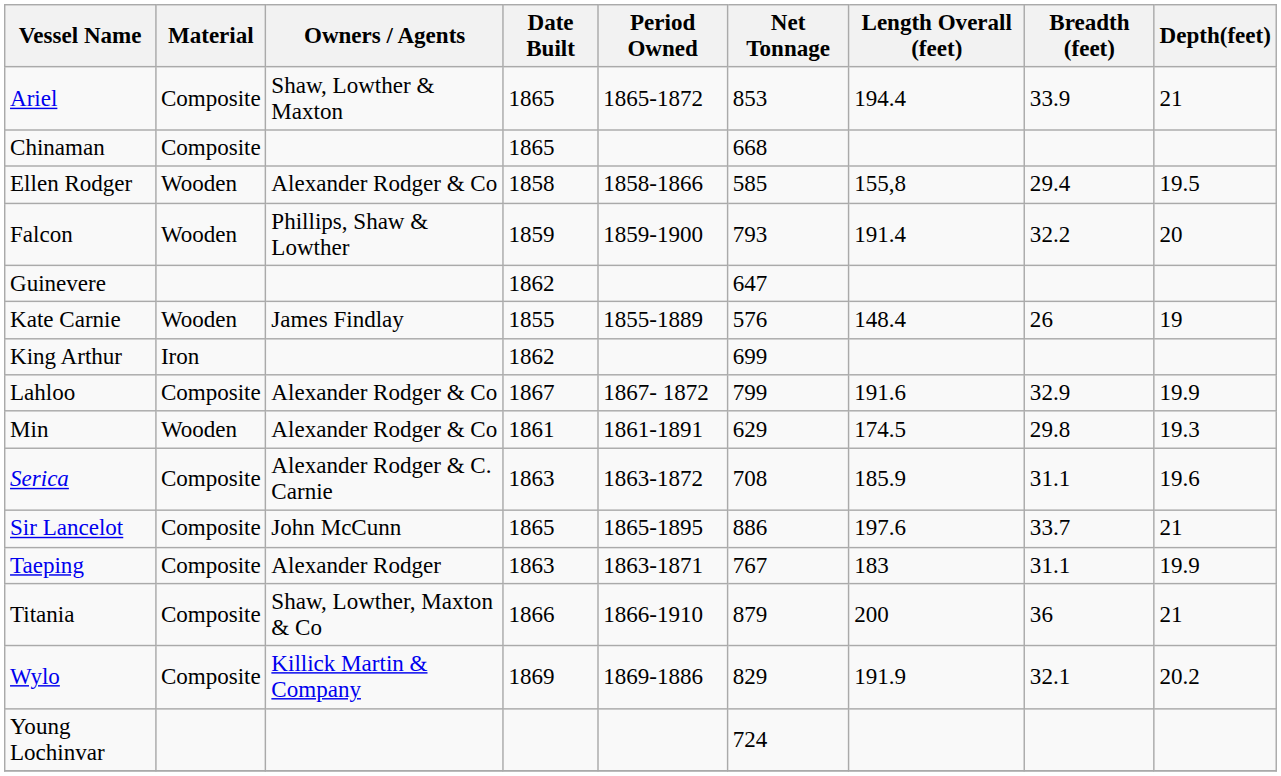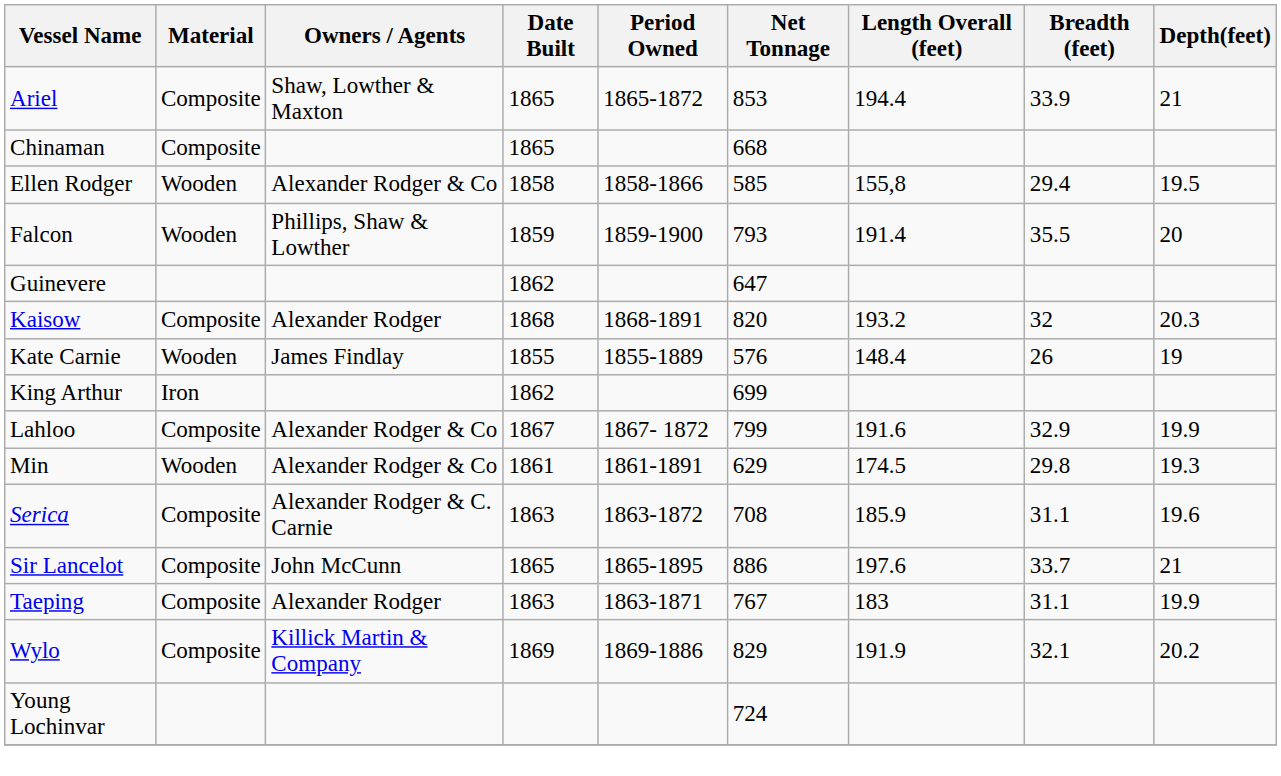(1050, 233) 32.2 -> (1050, 233) 35.5
+ row: (45, 319)
- row: (42, 614)
